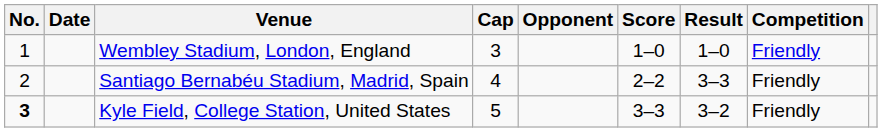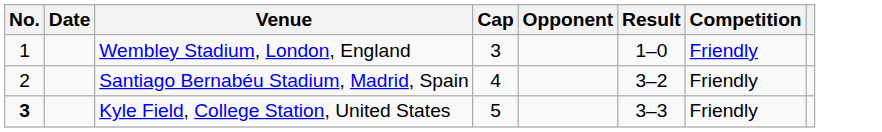- column: (649, 19)
(714, 80) 3–3 -> (651, 80) 3–2
(714, 111) 3–2 -> (651, 111) 3–3
